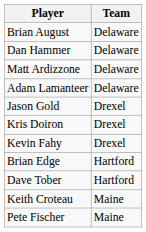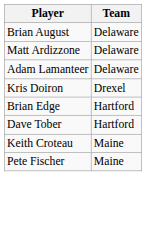- row: (39, 50)
- row: (33, 106)
- row: (34, 143)
